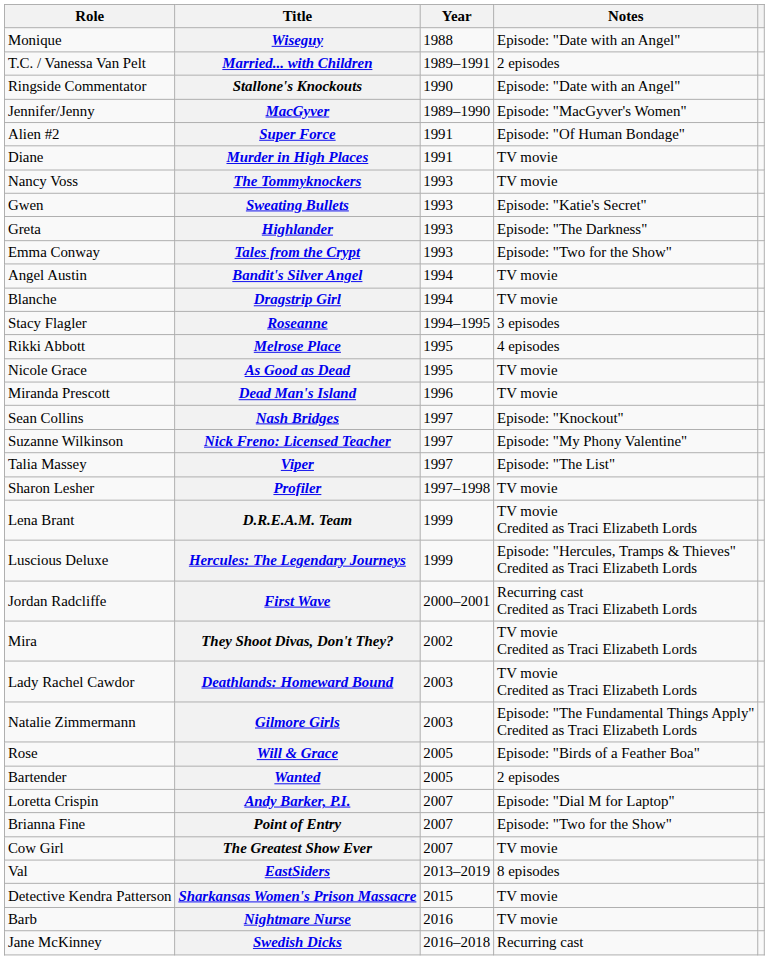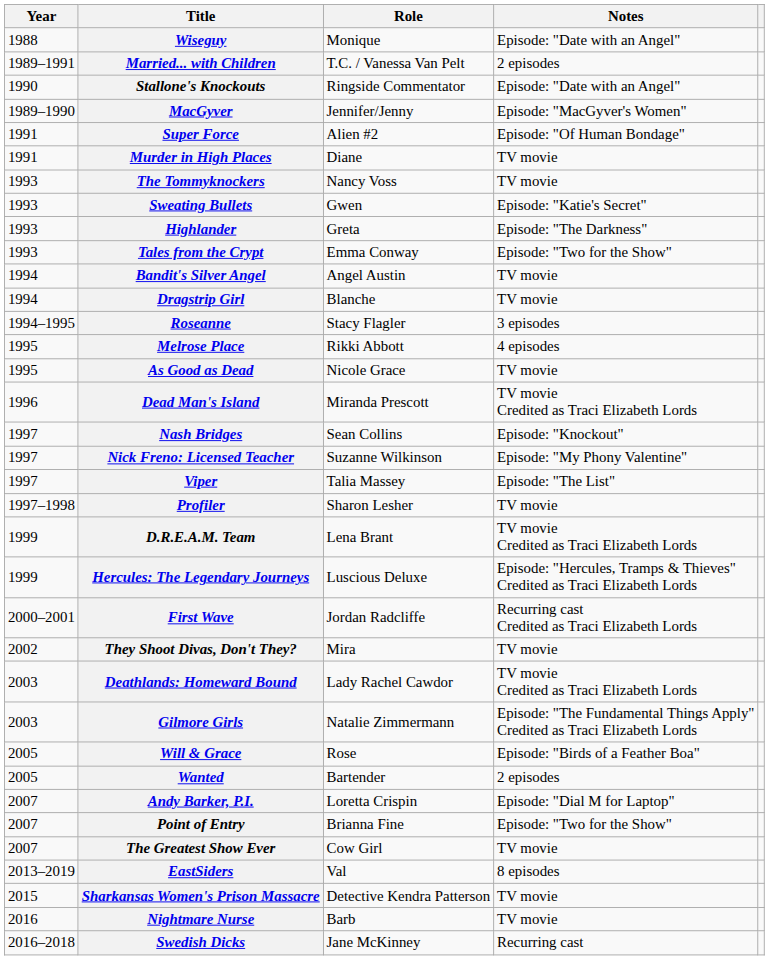columns swapped: (457, 16) <-> (90, 16)
(527, 393) TV movie -> (597, 402) TV movie Credited as Traci Elizabeth Lords
(597, 641) TV movie Credited as Traci Elizabeth Lords -> (527, 649) TV movie
